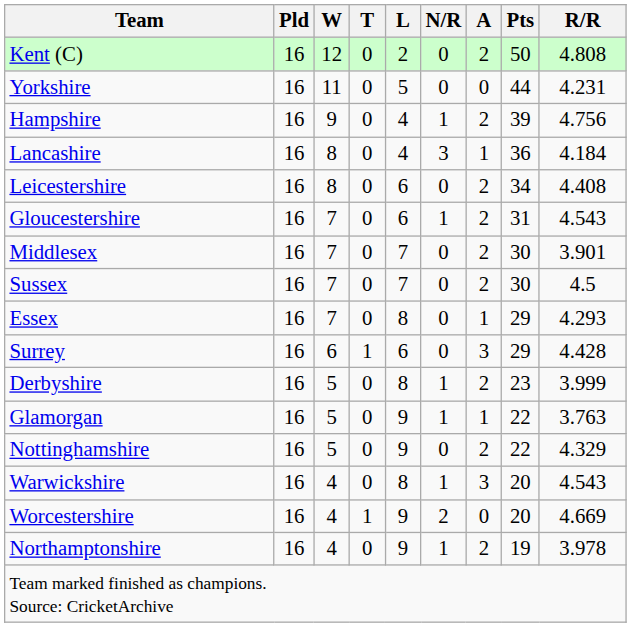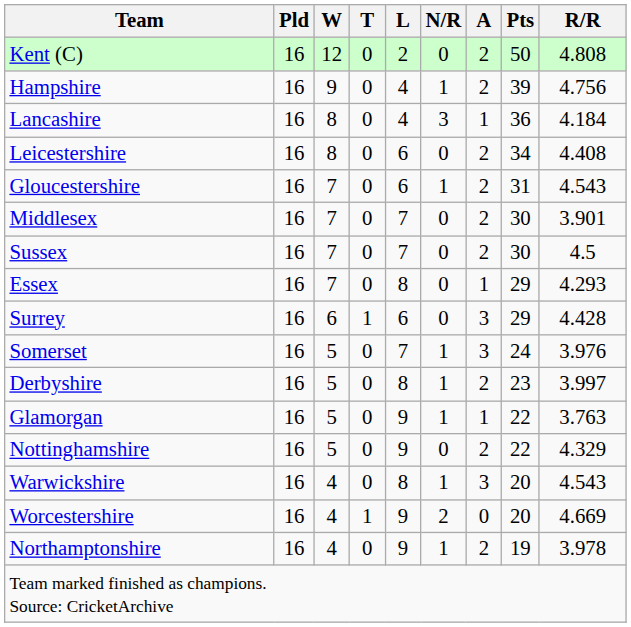- row: (50, 86)
+ row: (48, 350)
(583, 383) 3.999 -> (583, 383) 3.997
